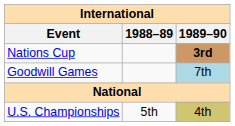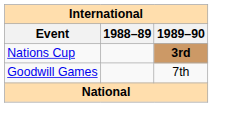(203, 72) lightblue background -> (181, 72) no background
- row: (63, 111)
